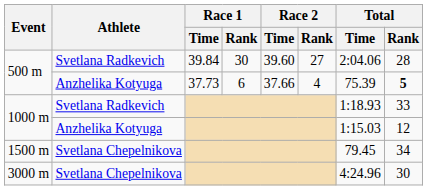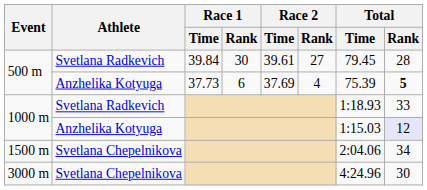(279, 61) 39.60 -> (279, 61) 39.61
(360, 61) 2:04.06 -> (360, 61) 79.45
(279, 83) 37.66 -> (279, 83) 37.69
(403, 128) no background -> (403, 128) lavender background
(360, 151) 79.45 -> (360, 151) 2:04.06
